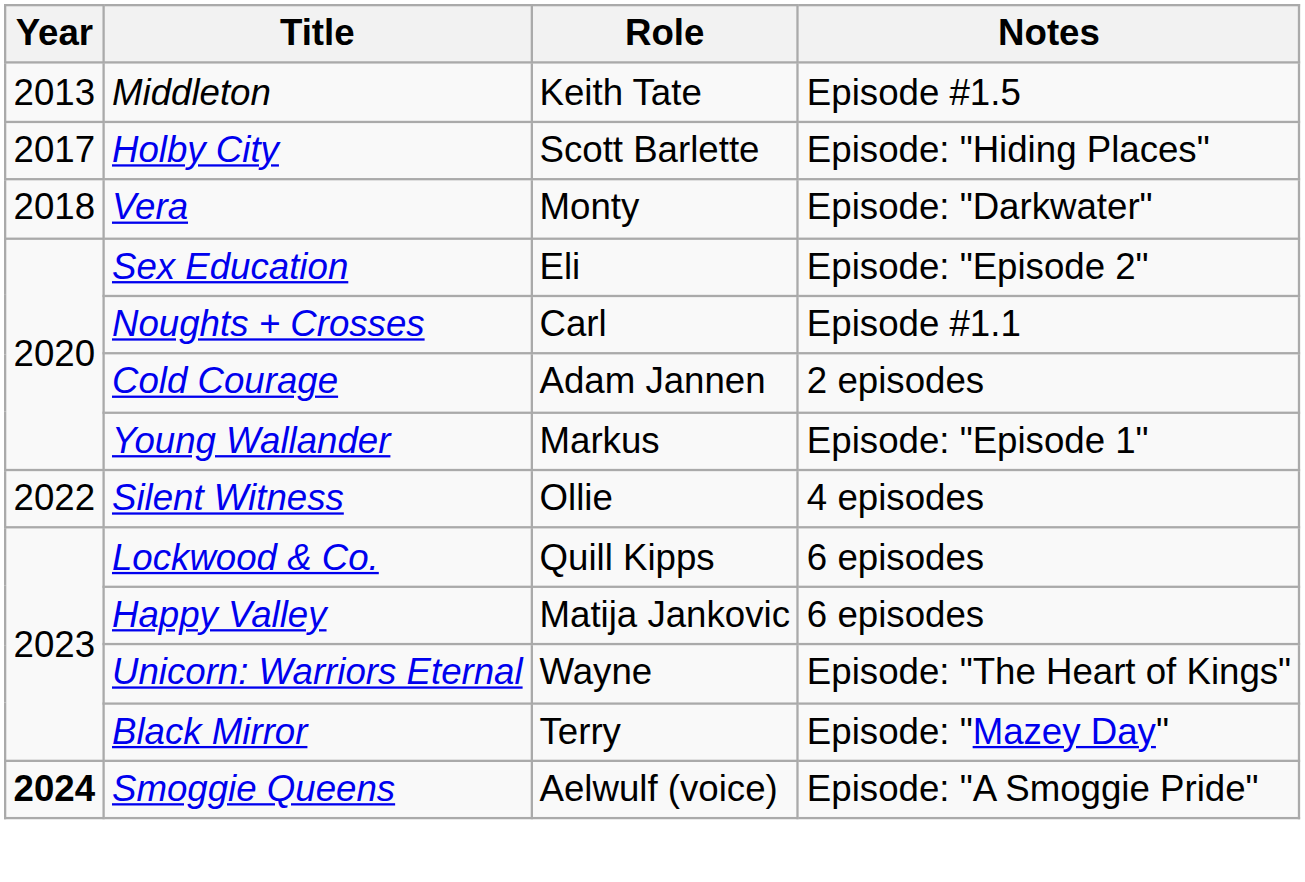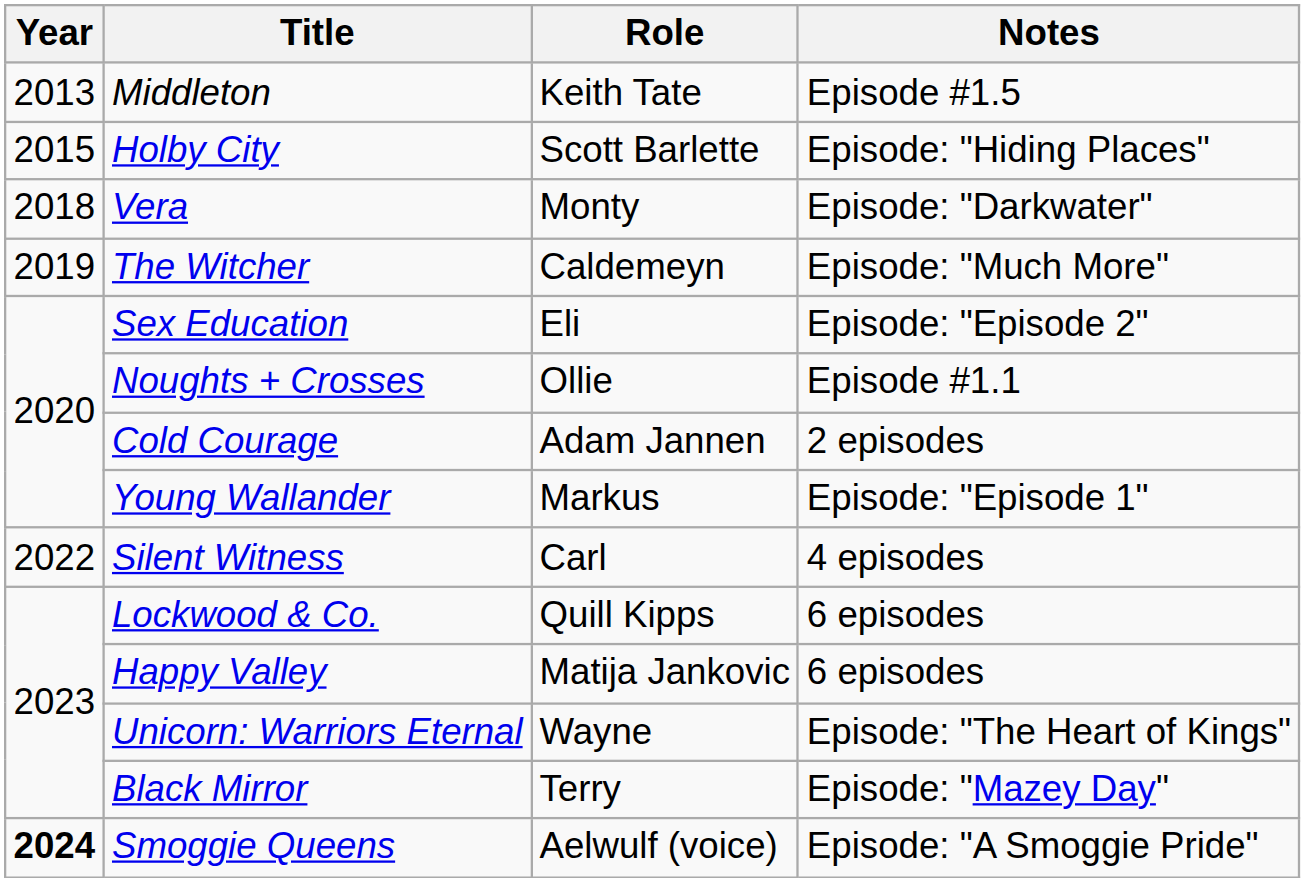(54, 149) 2017 -> (54, 149) 2015
+ row: (211, 265)
(573, 324) Carl -> (576, 382) Ollie
(576, 498) Ollie -> (573, 556) Carl
